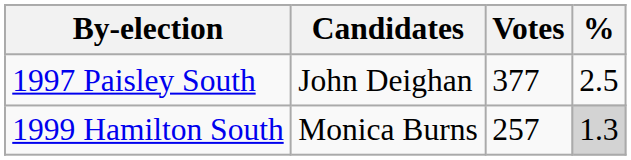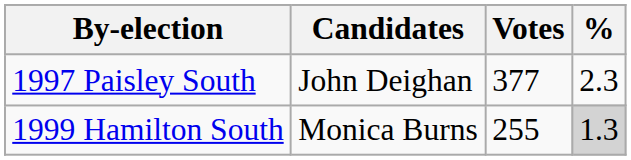(599, 79) 2.5 -> (599, 79) 2.3
(516, 129) 257 -> (516, 129) 255
